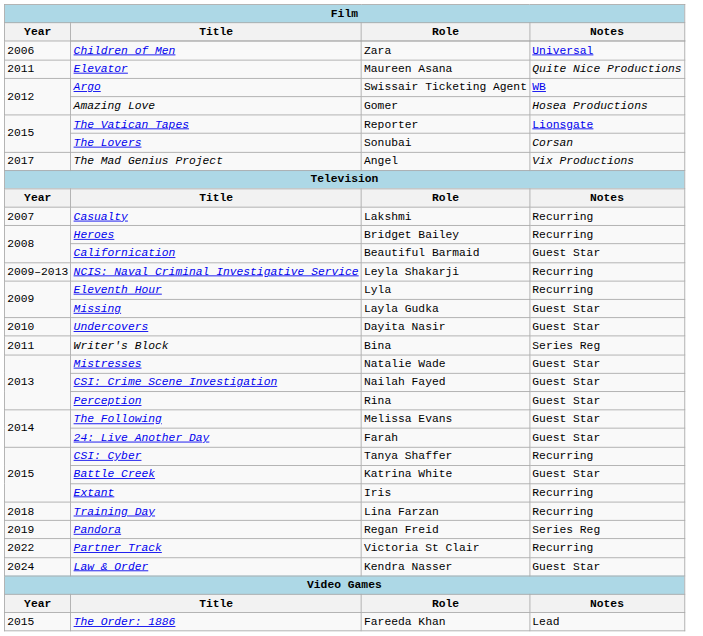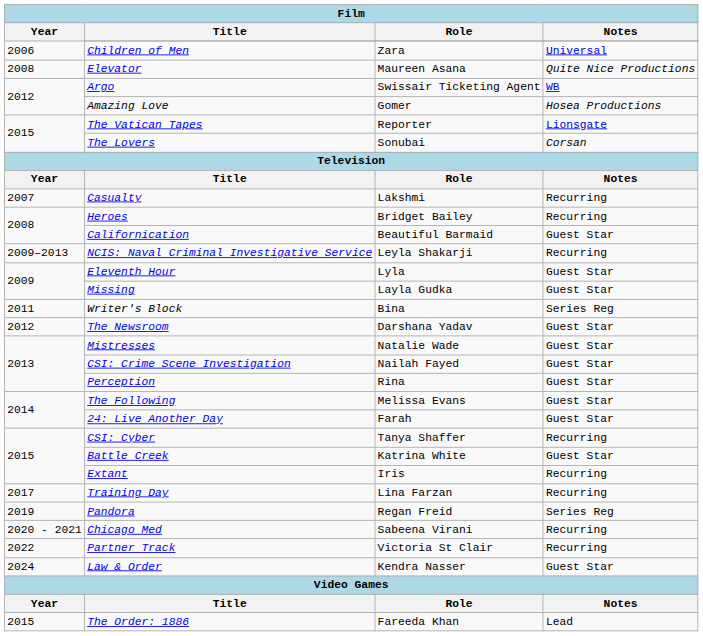(21, 69) 2011 -> (21, 69) 2008
- row: (148, 161)
(563, 290) Recurring -> (580, 272) Guest Star
- row: (111, 327)
+ row: (128, 327)
(21, 511) 2018 -> (21, 493) 2017
+ row: (125, 530)
